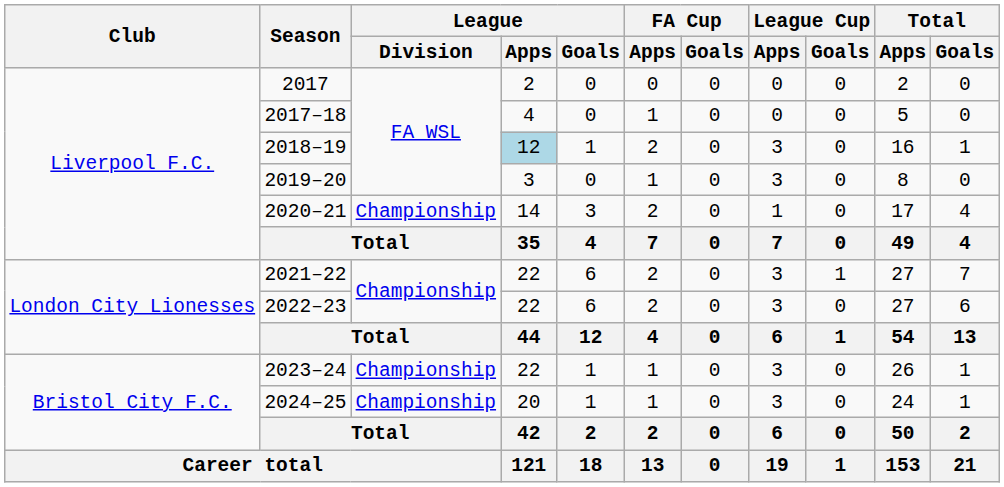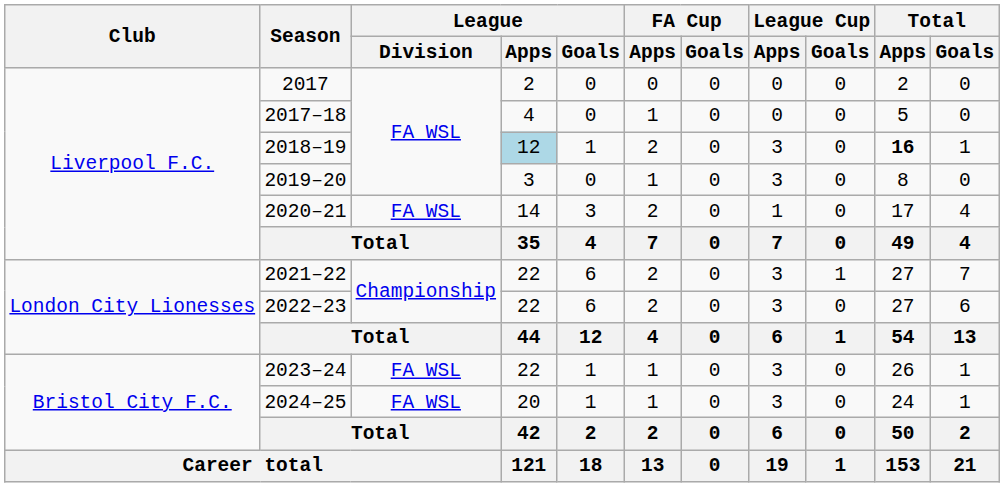(903, 148) normal -> (903, 148) bold
(426, 211) Championship -> (426, 211) FA WSL
(426, 370) Championship -> (426, 370) FA WSL
(426, 402) Championship -> (426, 402) FA WSL
